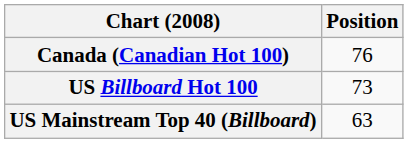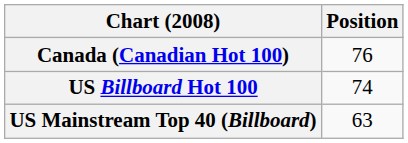(362, 87) 73 -> (362, 87) 74
